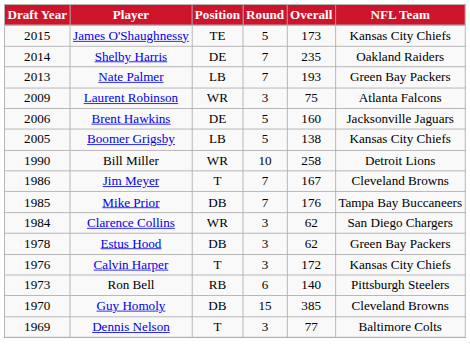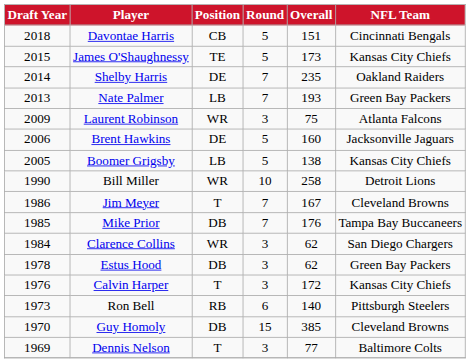+ row: (131, 35)
